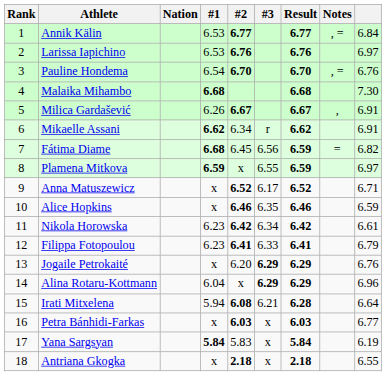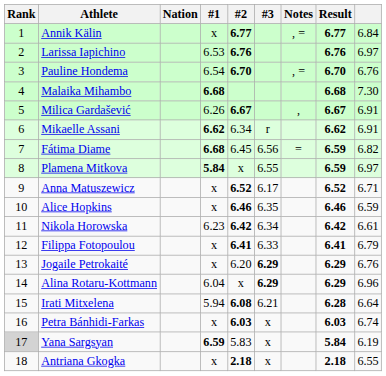columns swapped: (301, 14) <-> (337, 14)
(214, 33) 6.53 -> (214, 33) x
(214, 168) 6.59 -> (214, 168) 5.84
(214, 245) 6.23 -> (214, 245) x
(368, 322) 6.77 -> (368, 322) 6.74
(21, 341) no background -> (21, 341) lightgrey background
(214, 341) 5.84 -> (214, 341) 6.59
